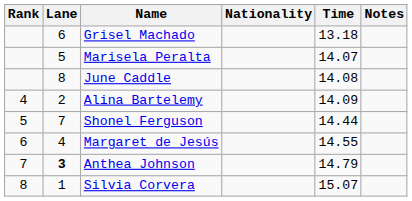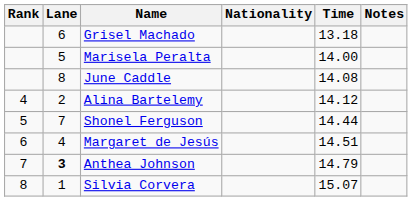(338, 58) 14.07 -> (338, 58) 14.00
(338, 101) 14.09 -> (338, 101) 14.12
(338, 144) 14.55 -> (338, 144) 14.51
